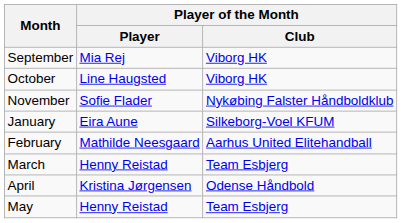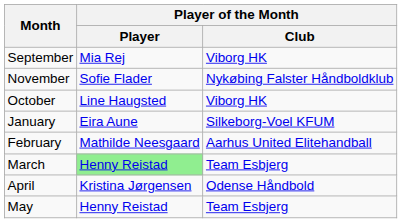rows swapped: (31, 79) <-> (39, 100)
(124, 164) no background -> (124, 164) lightgreen background
